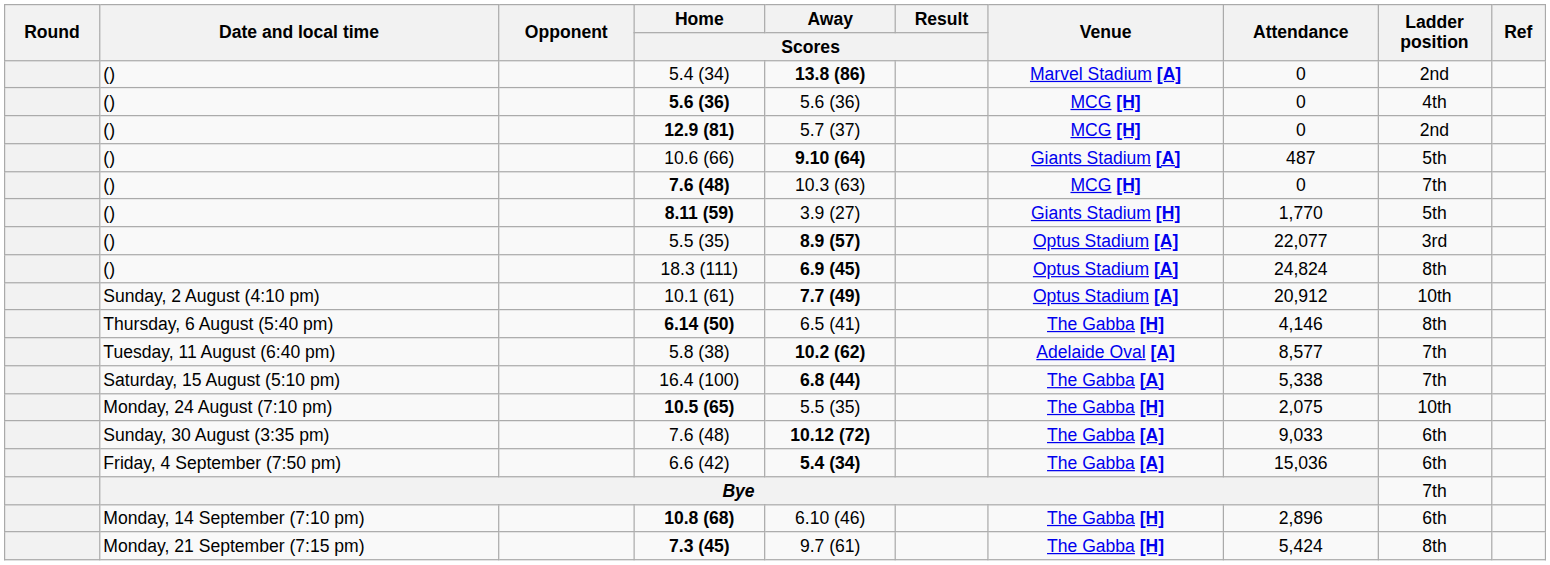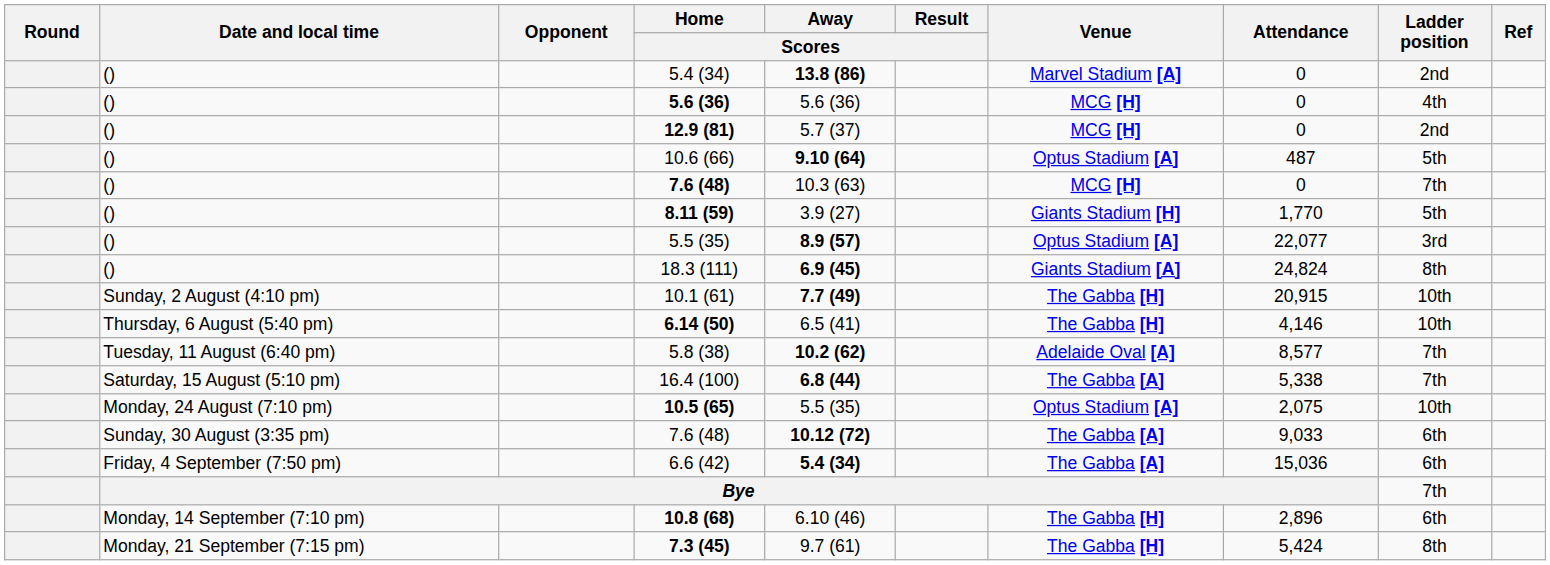(1106, 158) Giants Stadium [A] -> (1106, 158) Optus Stadium [A]
(1106, 269) Optus Stadium [A] -> (1106, 269) Giants Stadium [A]
(1106, 296) Optus Stadium [A] -> (1106, 296) The Gabba [H]
(1301, 296) 20,912 -> (1301, 296) 20,915
(1434, 324) 8th -> (1434, 324) 10th
(1106, 407) The Gabba [H] -> (1106, 407) Optus Stadium [A]
